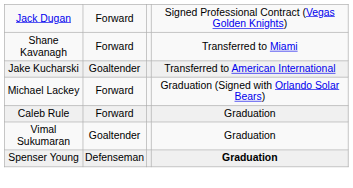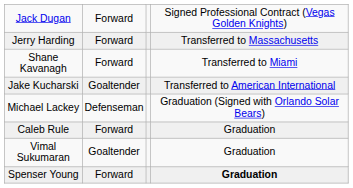+ row: (43, 40)
(115, 91) Forward -> (114, 107) Defenseman
(115, 158) Defenseman -> (114, 175) Forward
